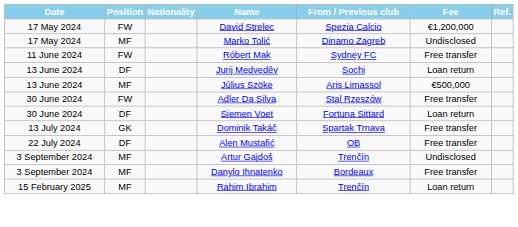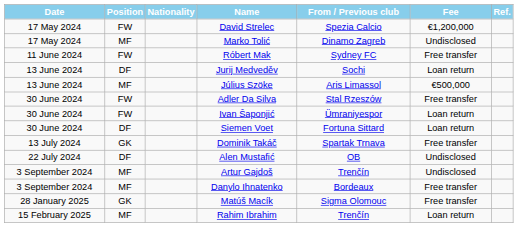+ row: (247, 114)
(451, 143) Free transfer -> (451, 158) Undisclosed
+ row: (247, 201)
